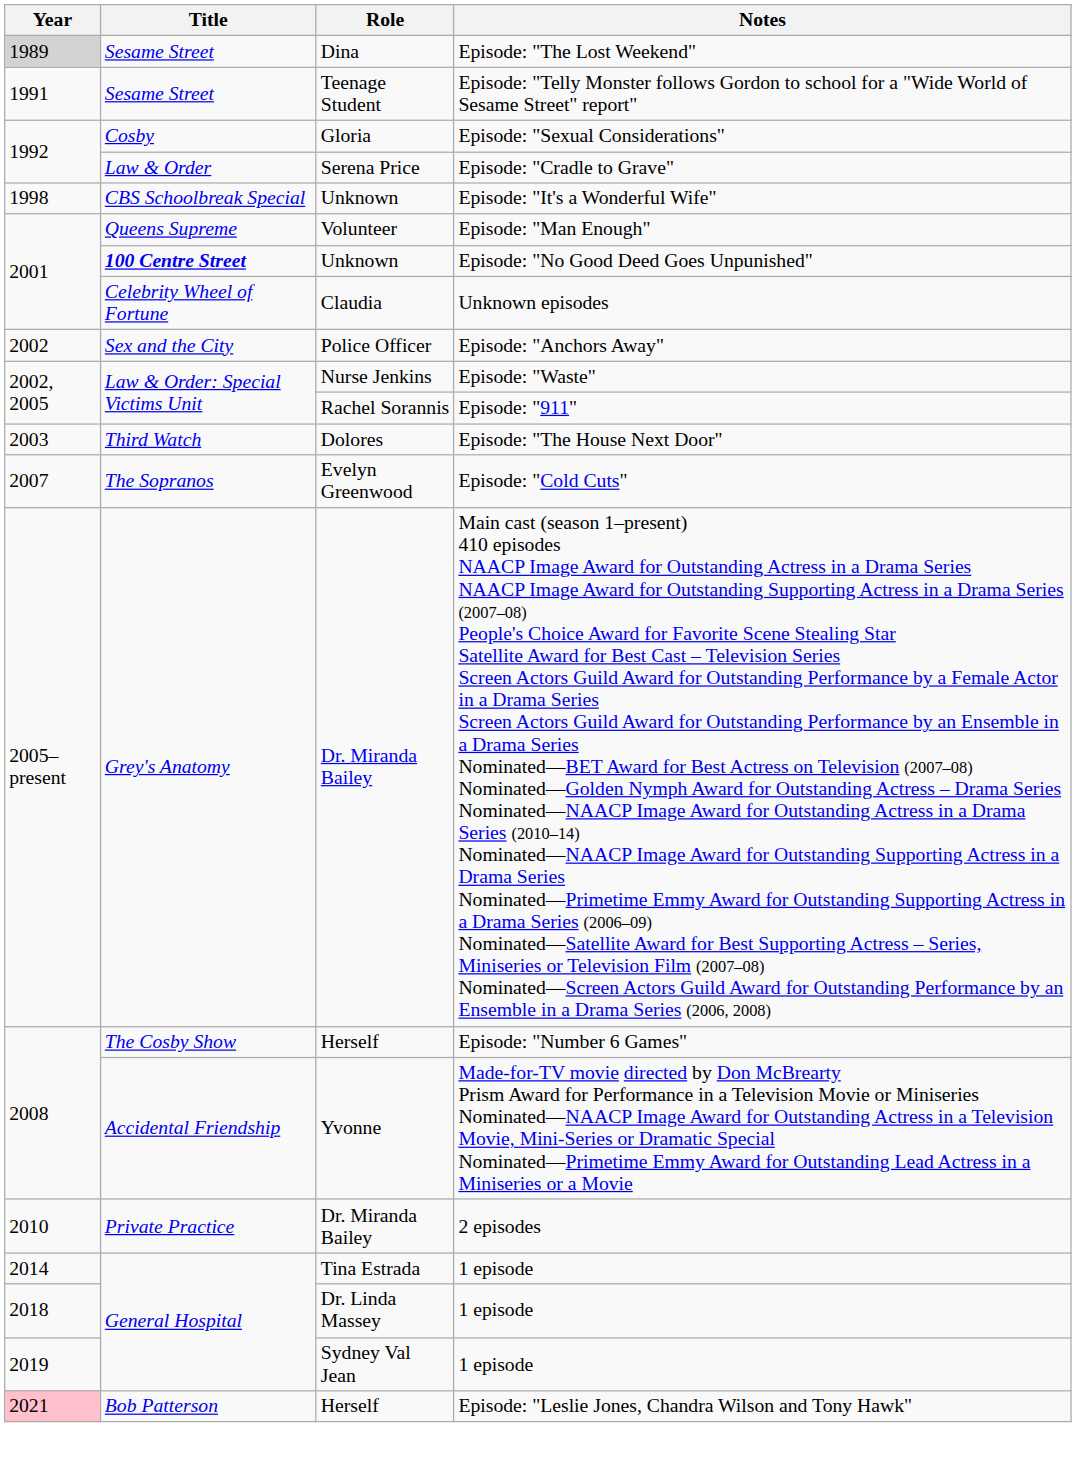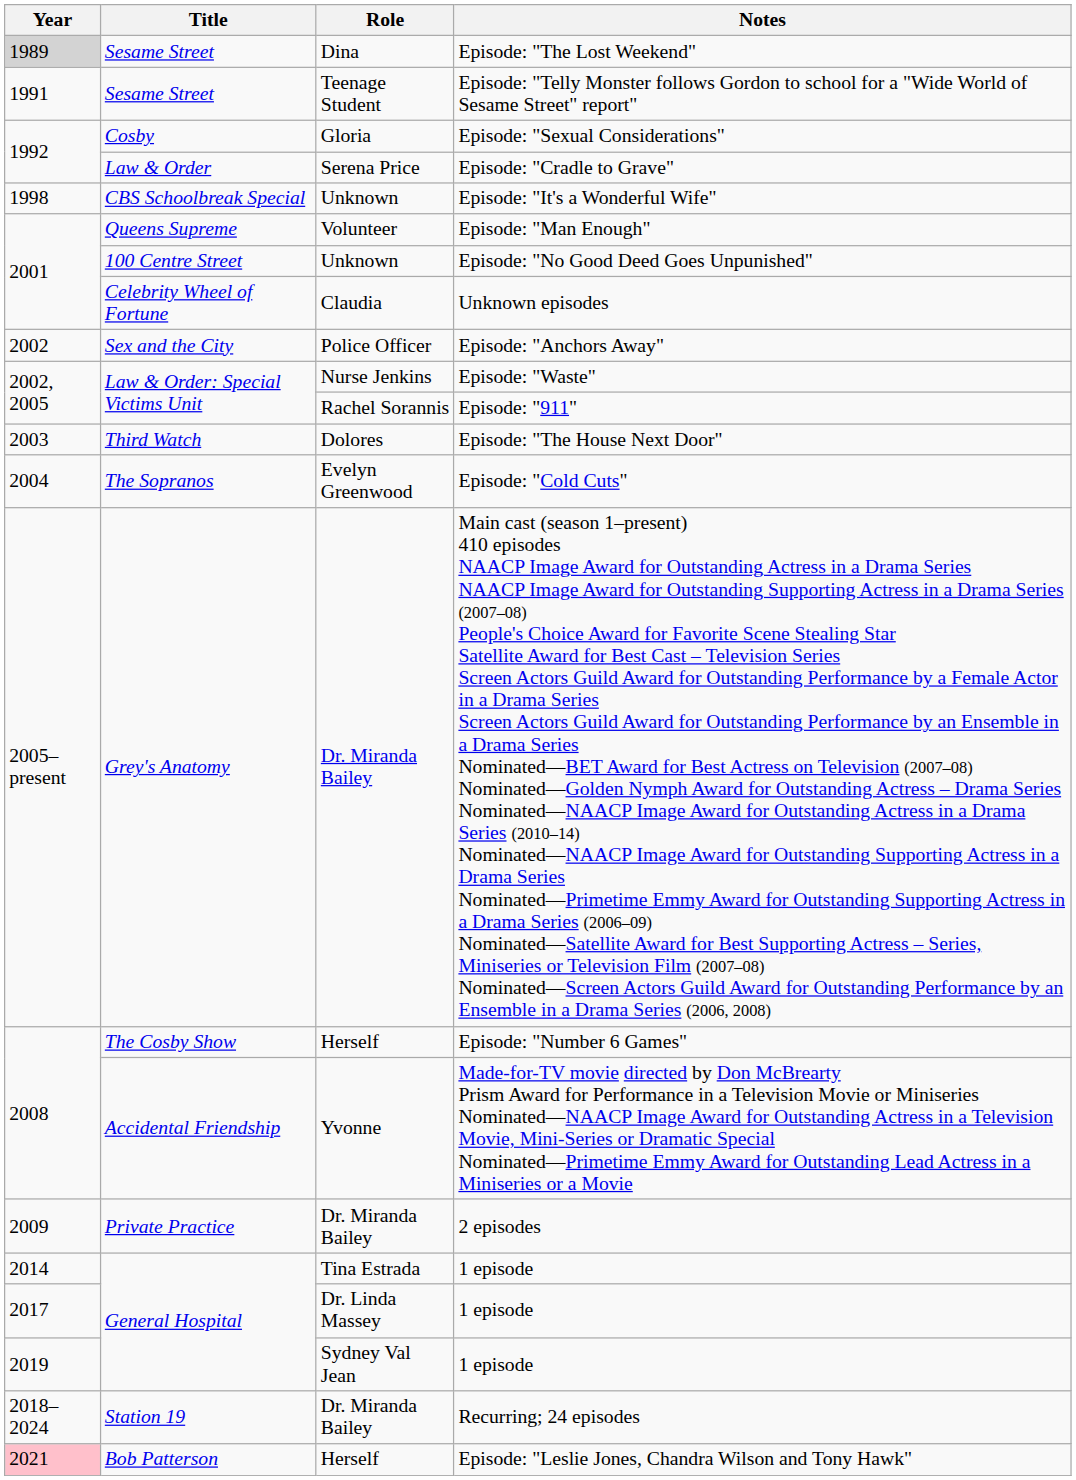(175, 260) bold -> (174, 260) normal
(29, 481) 2007 -> (29, 481) 2004
(29, 1225) 2010 -> (29, 1225) 2009
(29, 1310) 2018 -> (29, 1310) 2017
+ row: (369, 1417)
